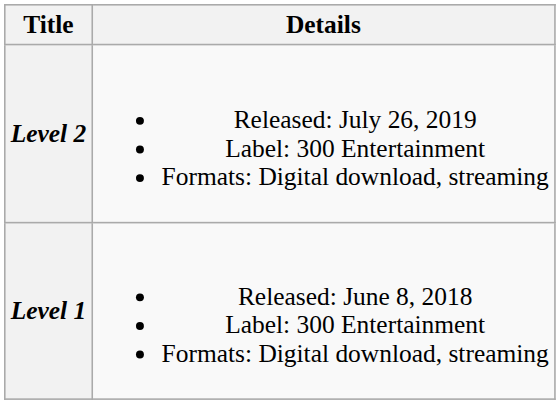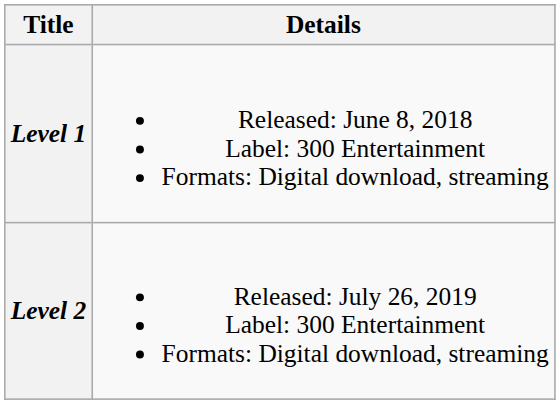rows swapped: (48, 310) <-> (48, 133)
